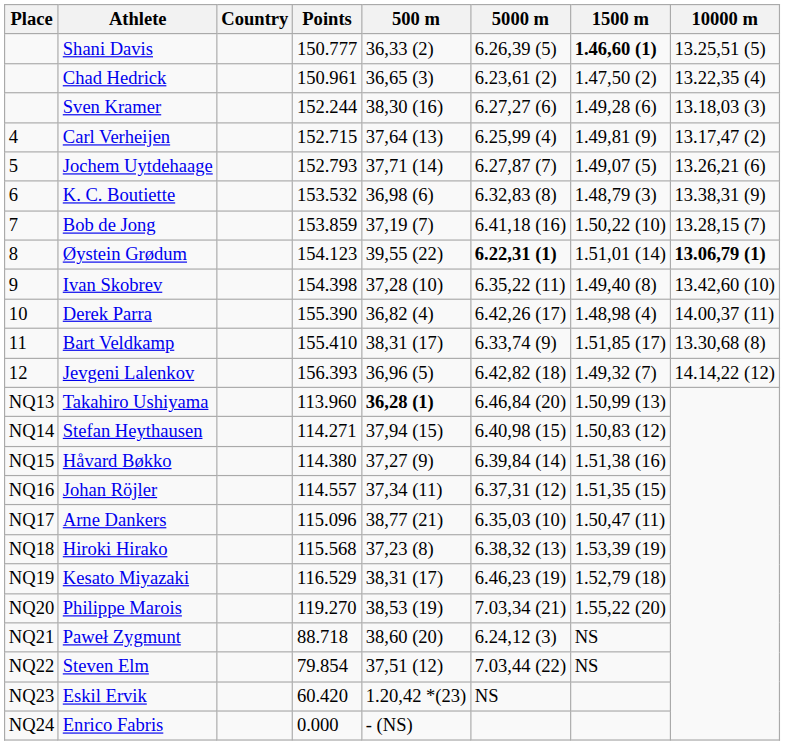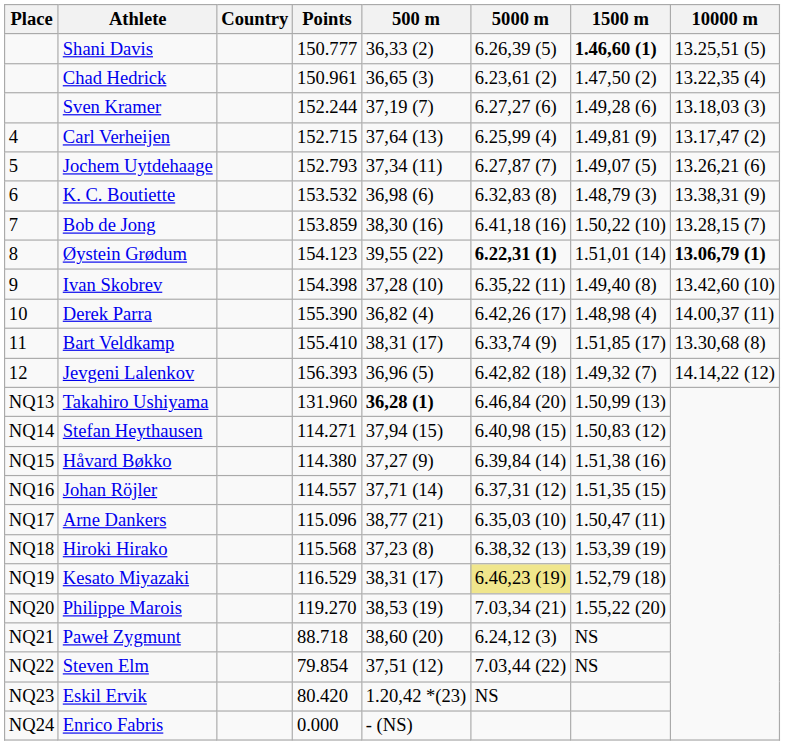(404, 107) 38,30 (16) -> (400, 107) 37,19 (7)
(404, 166) 37,71 (14) -> (404, 166) 37,34 (11)
(400, 225) 37,19 (7) -> (404, 225) 38,30 (16)
(327, 401) 113.960 -> (327, 401) 131.960
(404, 490) 37,34 (11) -> (404, 490) 37,71 (14)
(520, 578) no background -> (520, 578) khaki background
(322, 696) 60.420 -> (322, 696) 80.420
